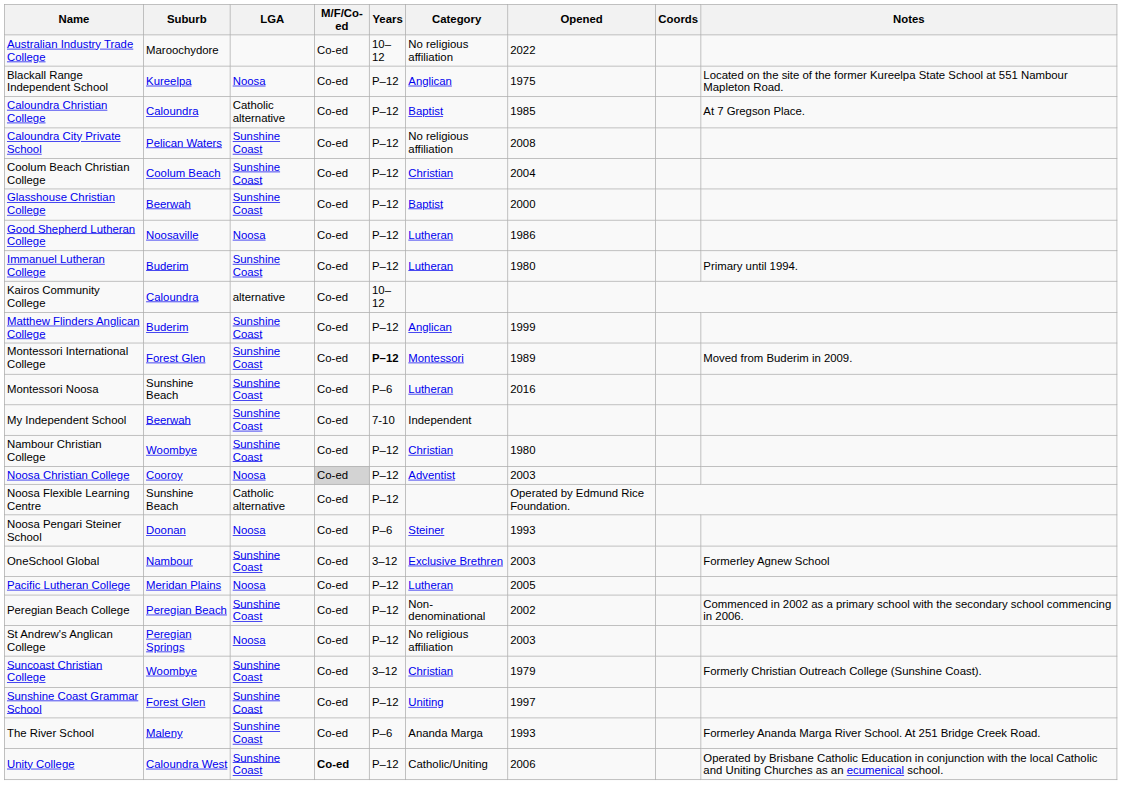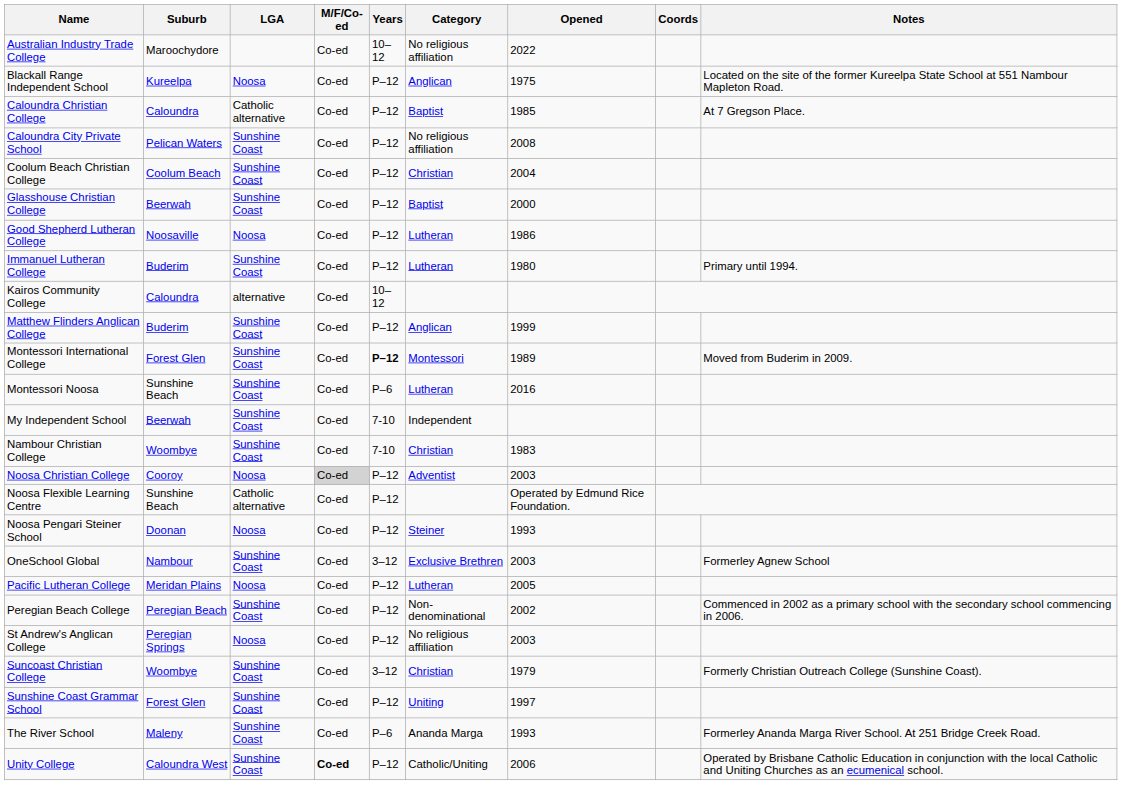(385, 451) P–12 -> (383, 451) 7-10
(523, 451) 1980 -> (523, 451) 1983
(382, 530) P–6 -> (385, 530) P–12
